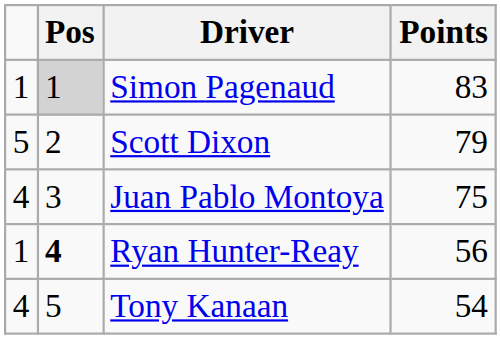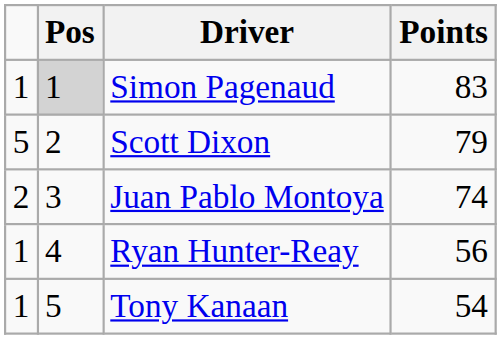(21, 196) 4 -> (21, 196) 2
(471, 196) 75 -> (471, 196) 74
(53, 251) bold -> (53, 251) normal
(21, 306) 4 -> (21, 306) 1
